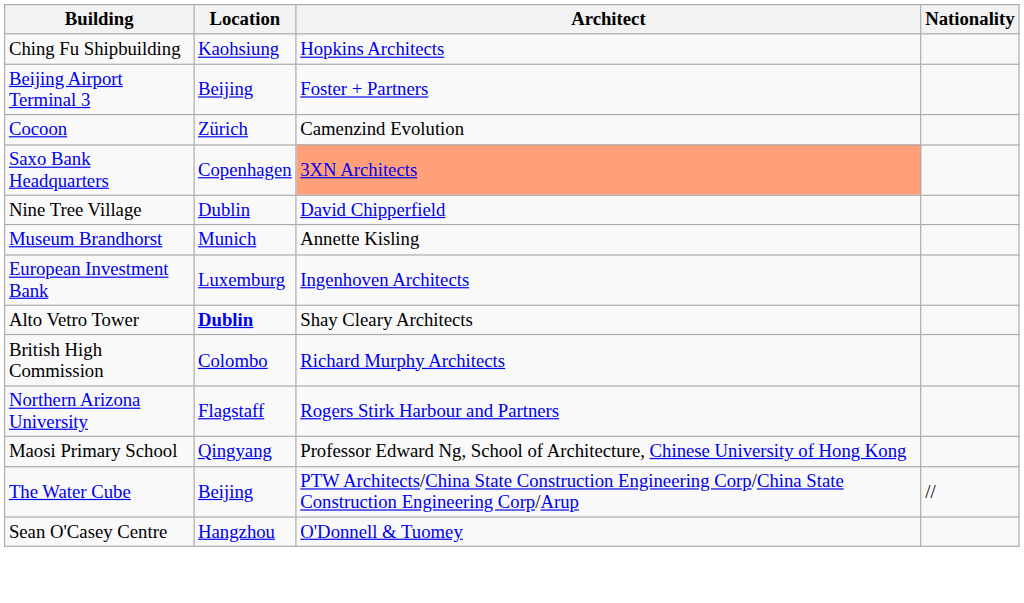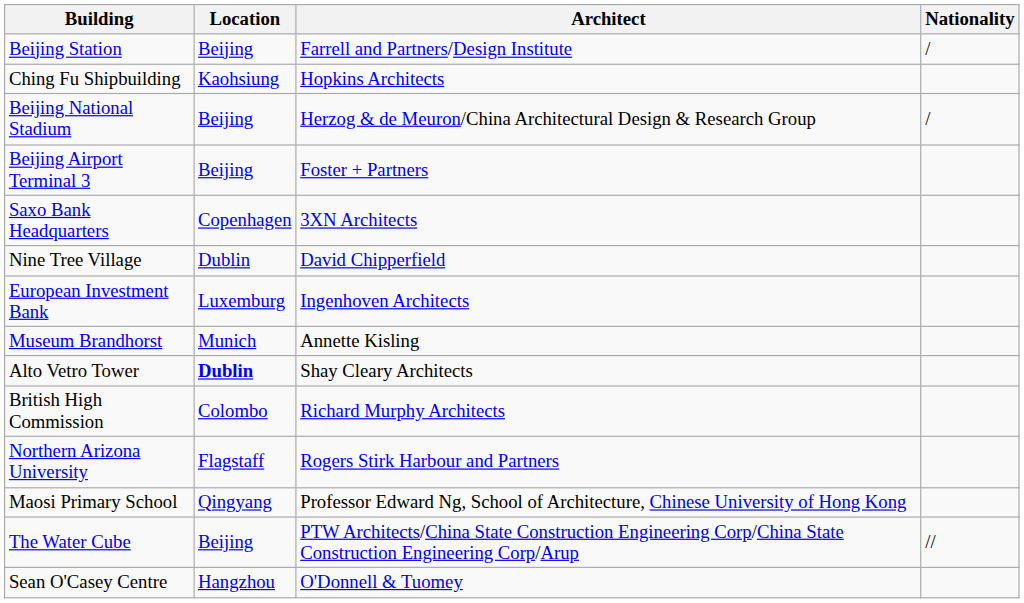+ row: (65, 49)
+ row: (71, 118)
- row: (38, 129)
(359, 169) lightsalmon background -> (359, 220) no background
rows swapped: (89, 279) <-> (86, 239)
